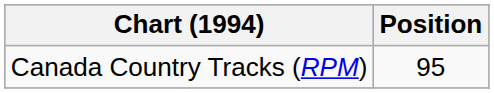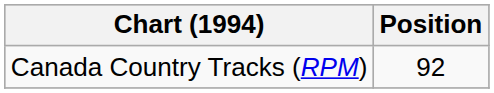(431, 66) 95 -> (431, 66) 92
